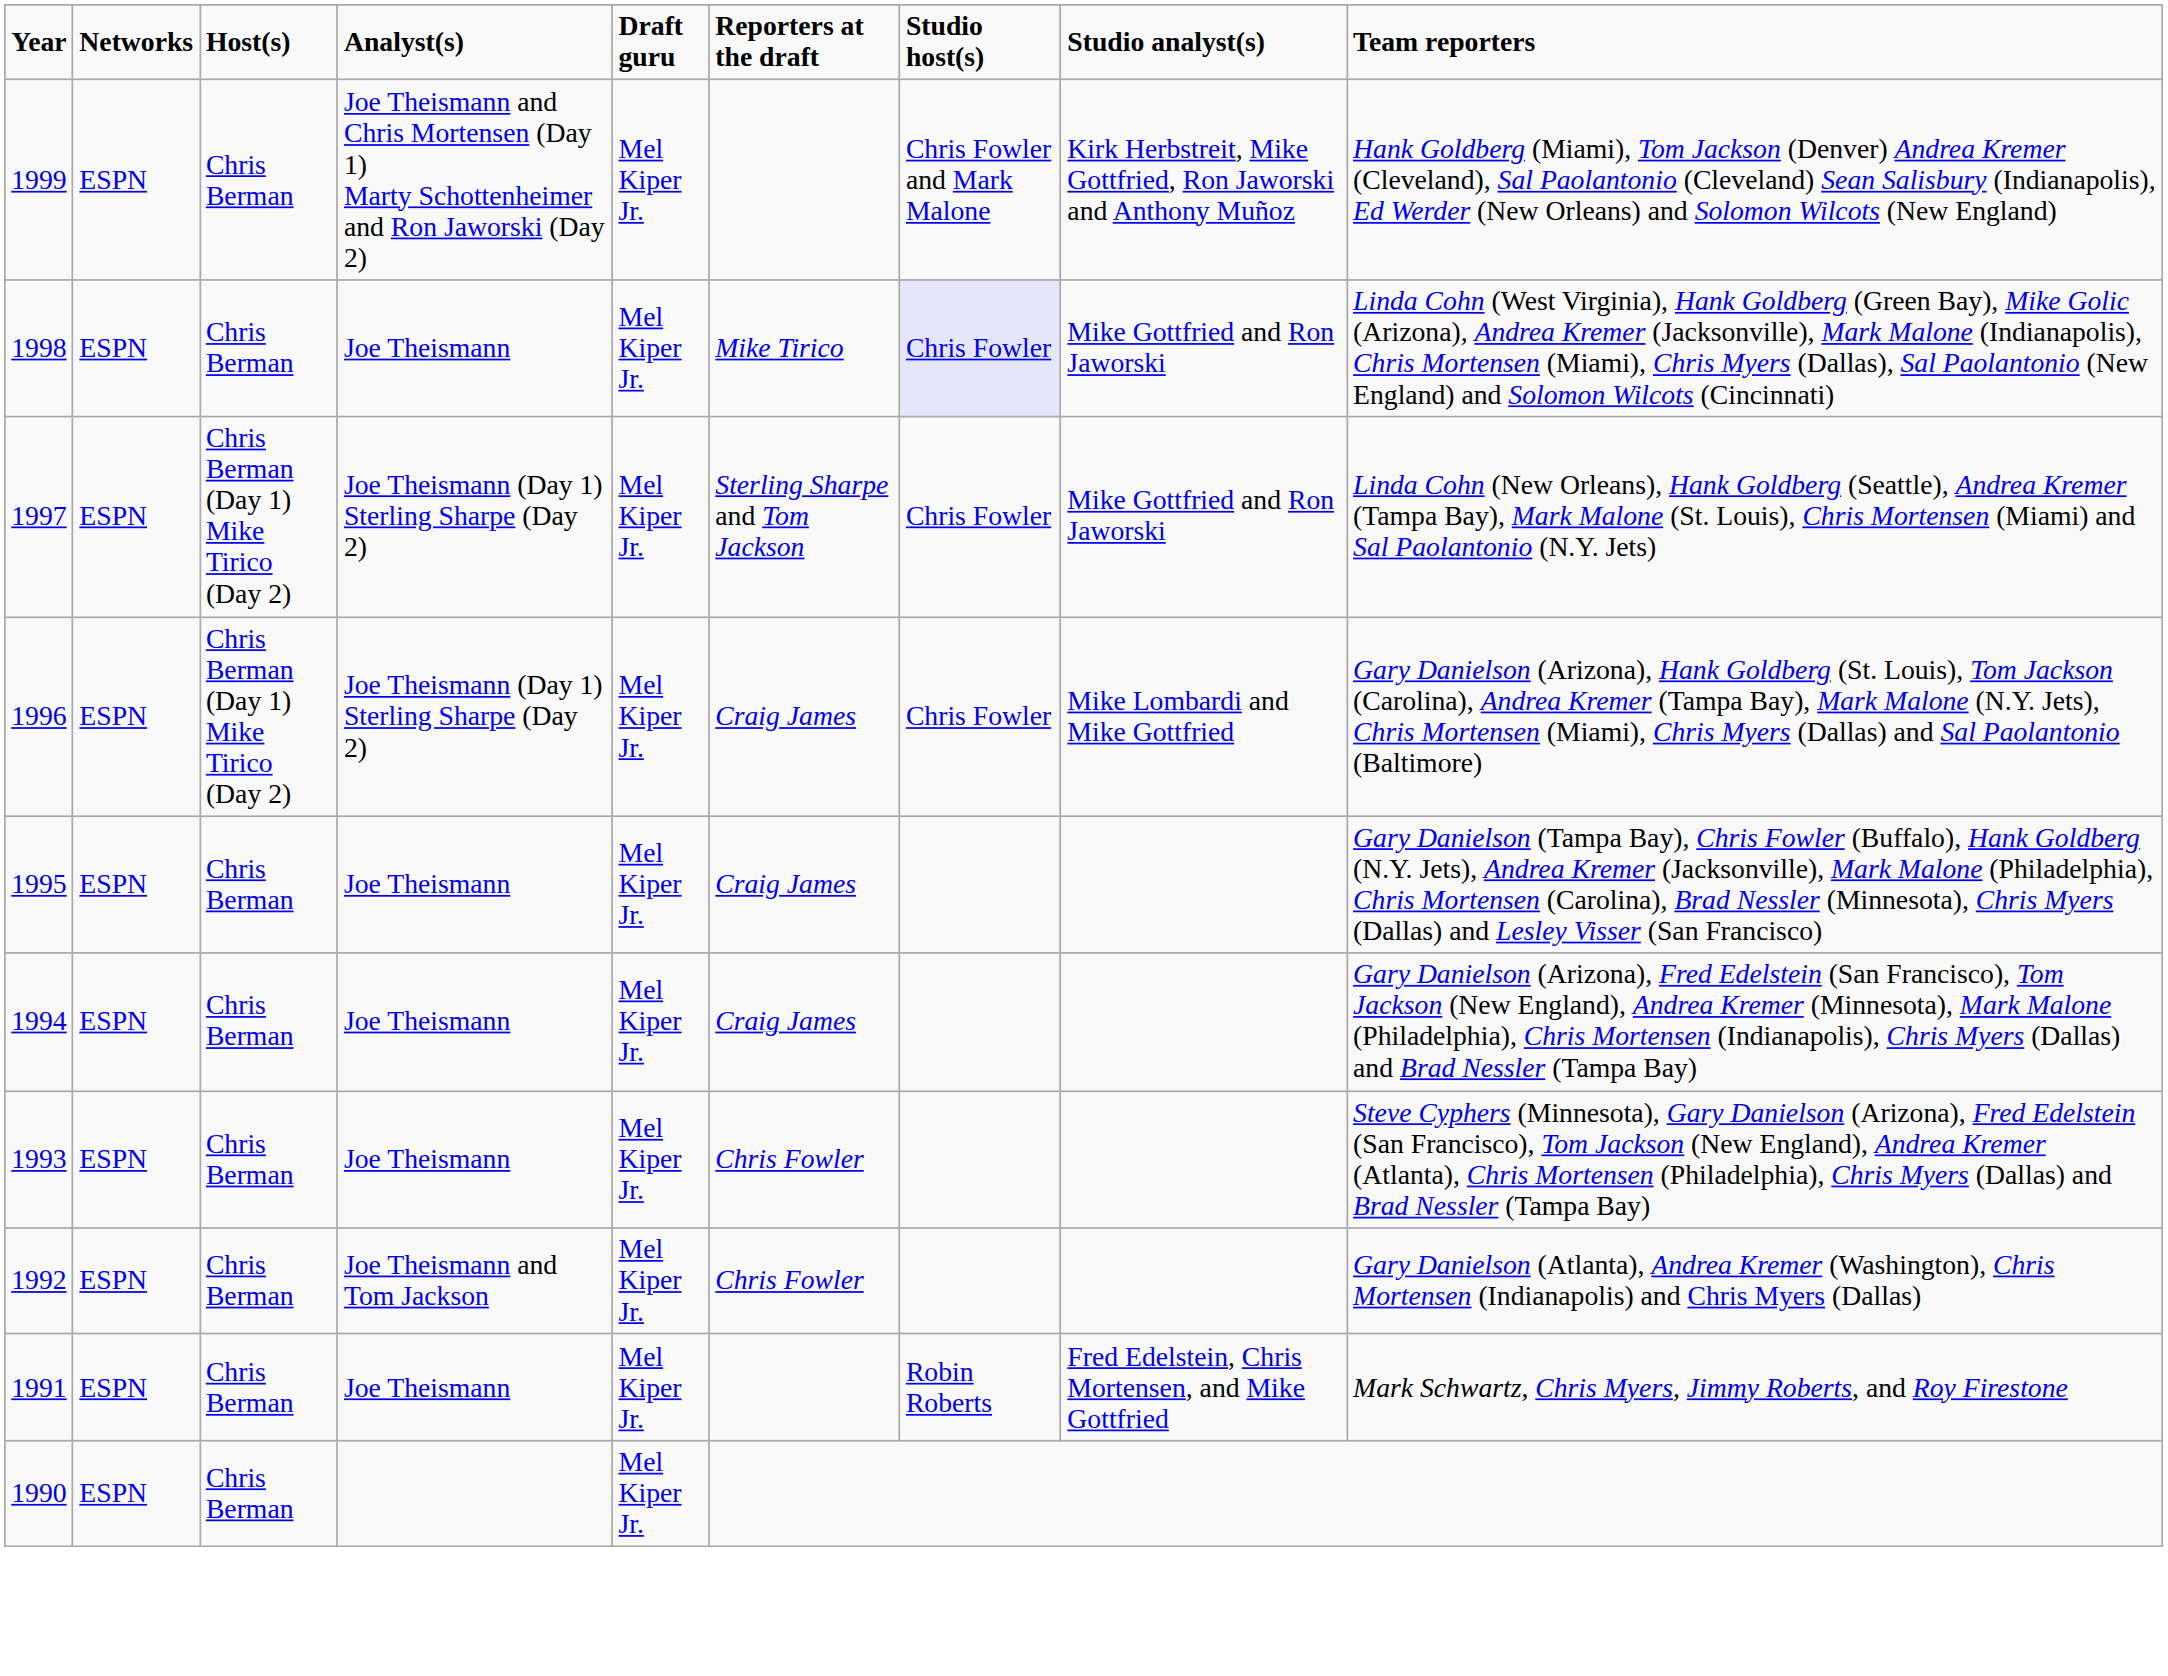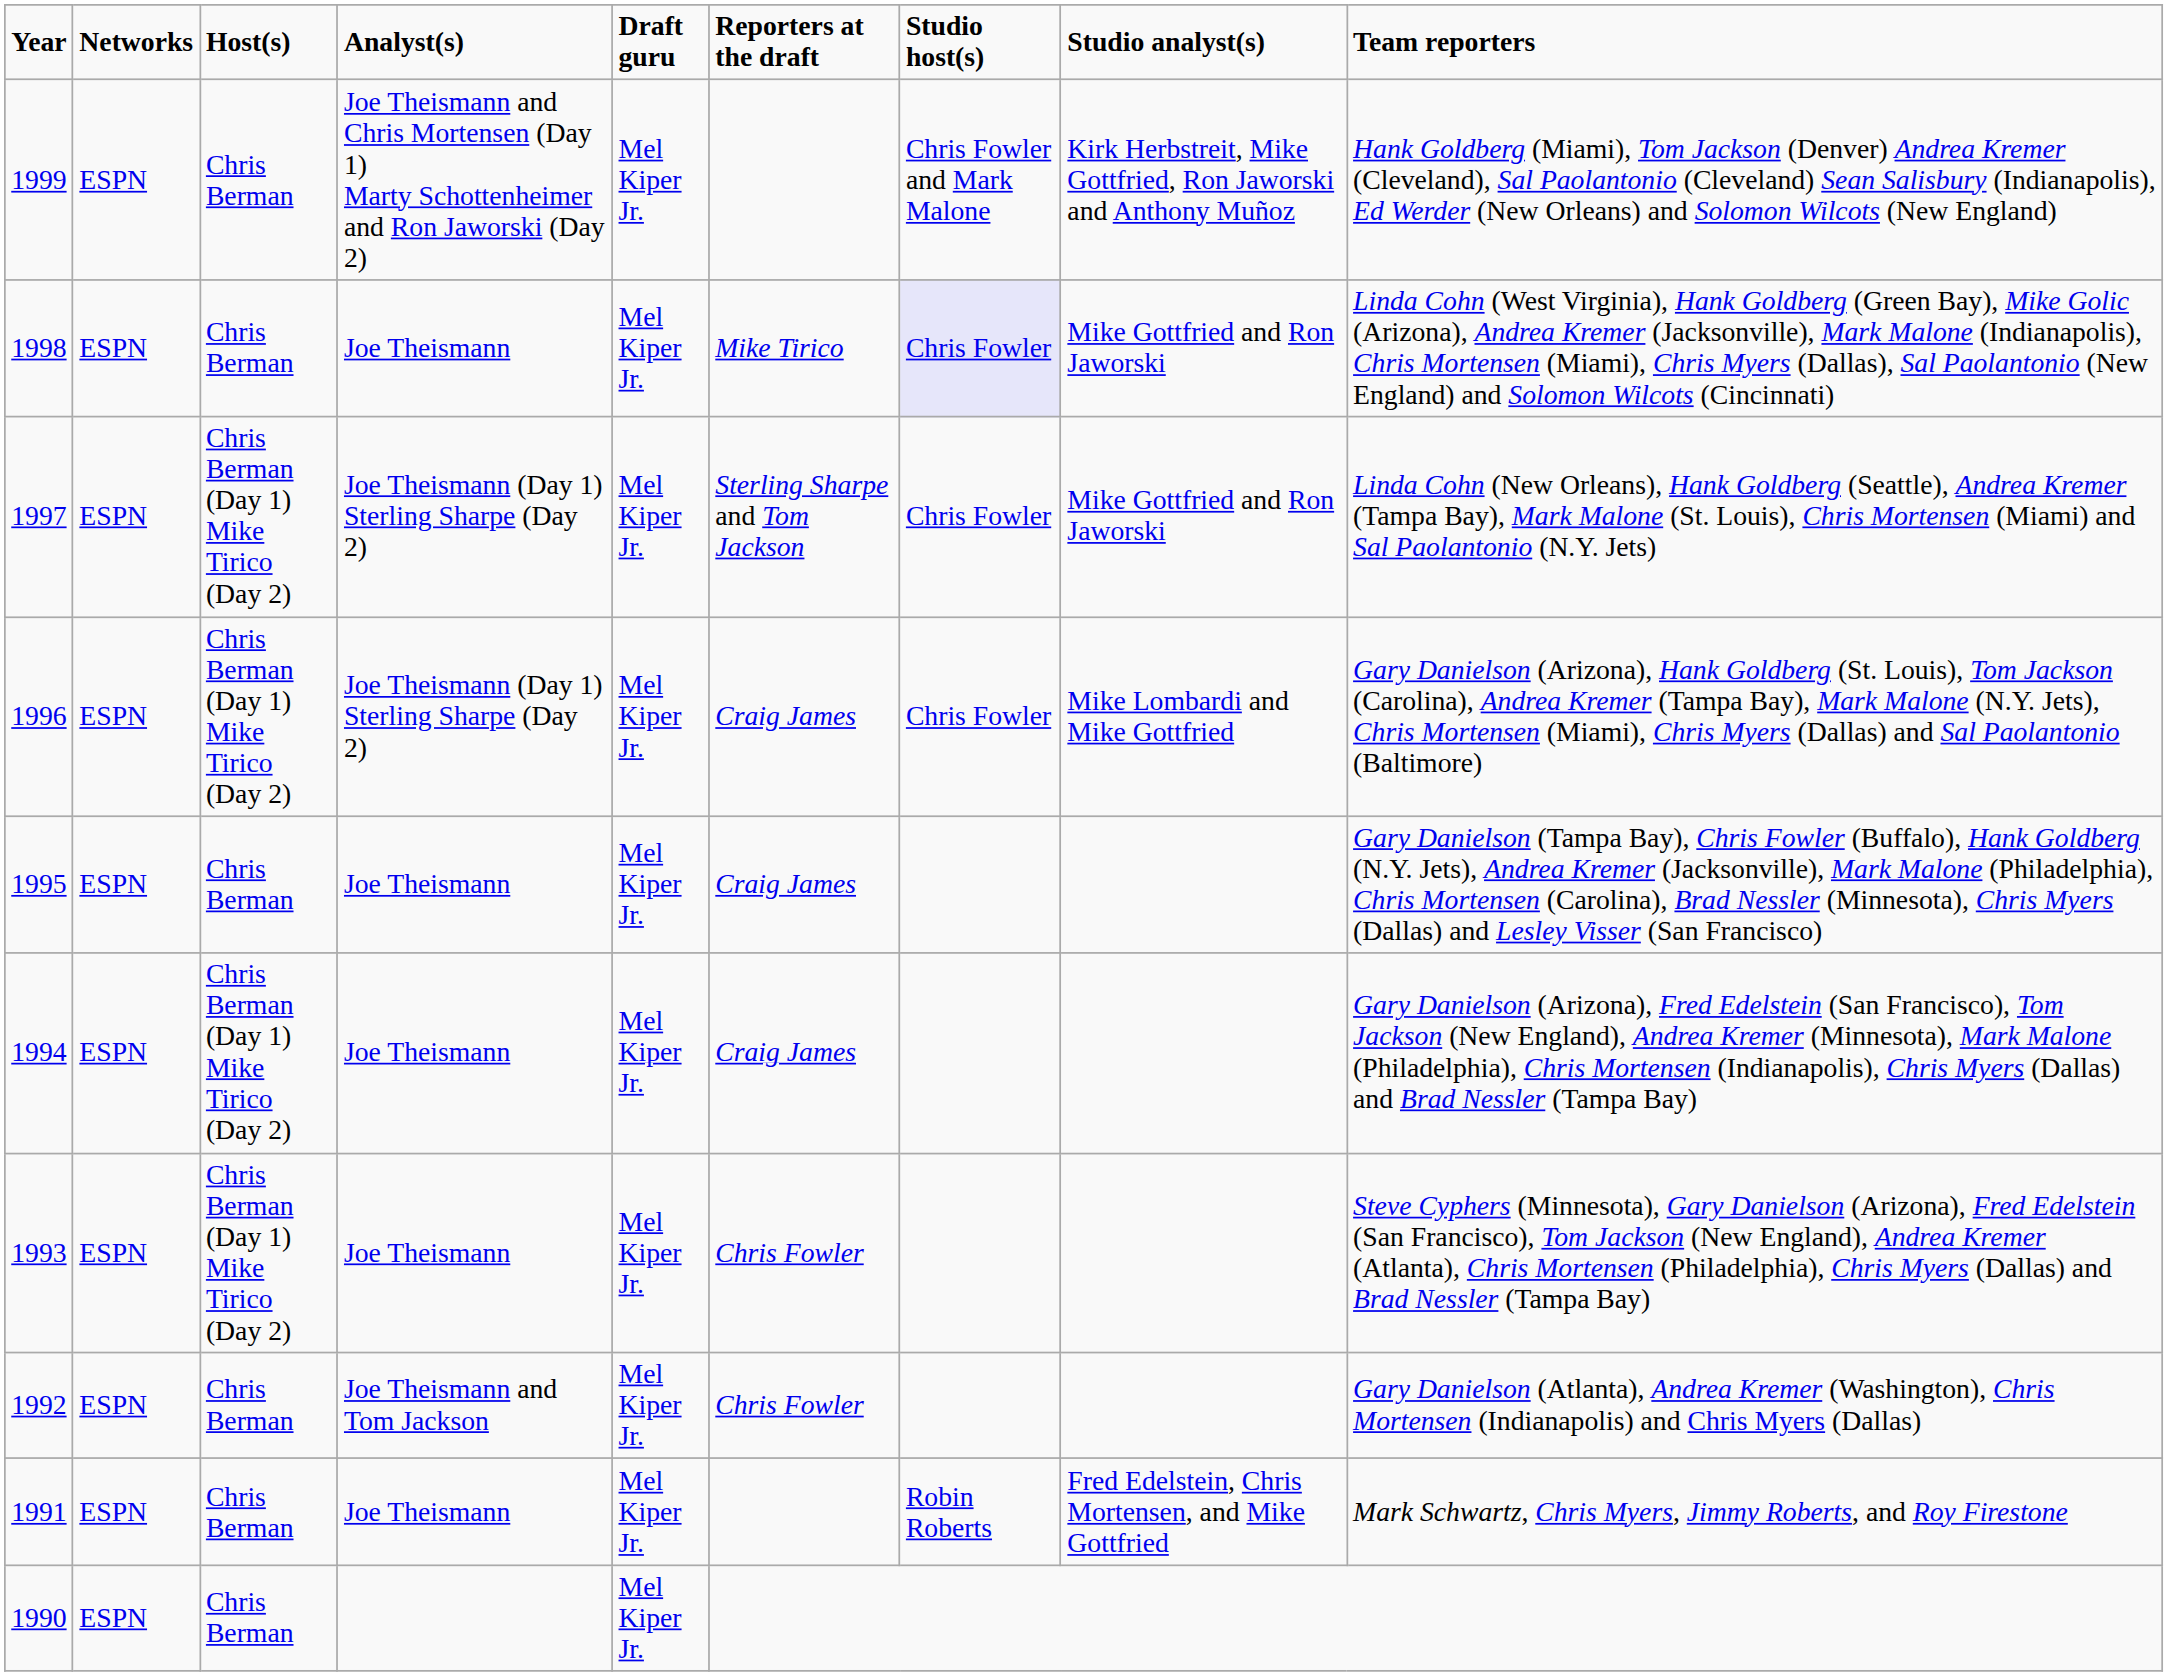(250, 1021) Chris Berman -> (250, 1052) Chris Berman (Day 1) Mike Tirico (Day 2)
(250, 1158) Chris Berman -> (250, 1252) Chris Berman (Day 1) Mike Tirico (Day 2)
